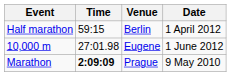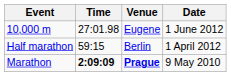rows swapped: (29, 46) <-> (40, 29)
(141, 63) normal -> (142, 63) bold
